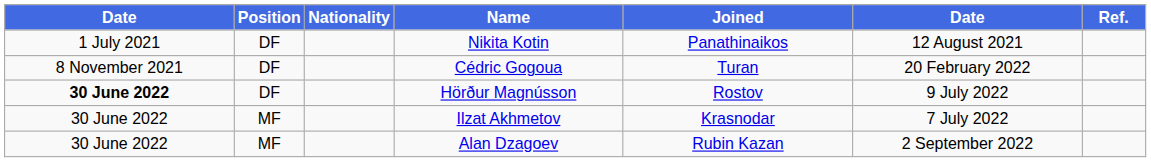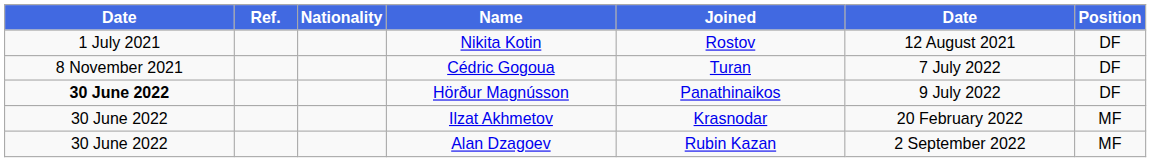columns swapped: (269, 18) <-> (1114, 18)
(738, 43) Panathinaikos -> (730, 43) Rostov
(967, 68) 20 February 2022 -> (960, 68) 7 July 2022
(738, 93) Rostov -> (730, 93) Panathinaikos
(967, 119) 7 July 2022 -> (960, 119) 20 February 2022
